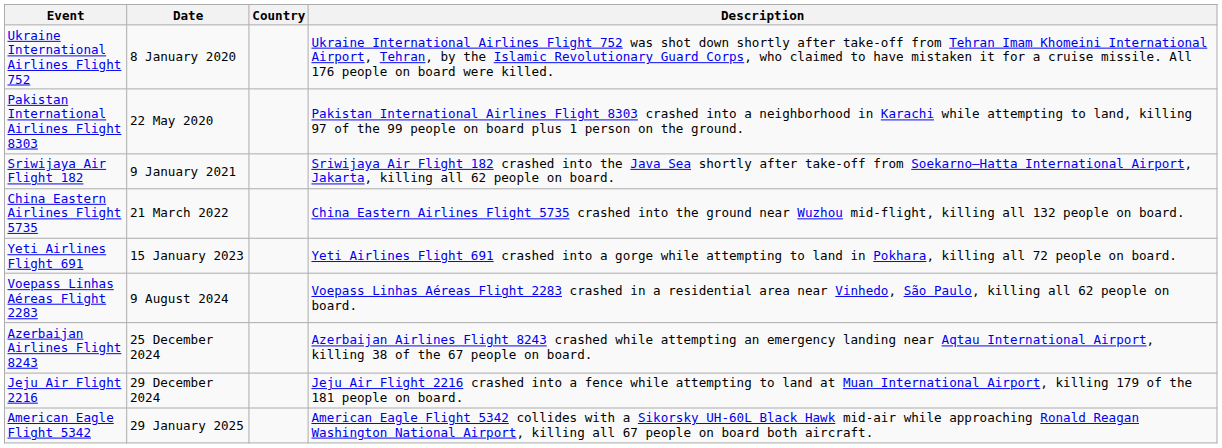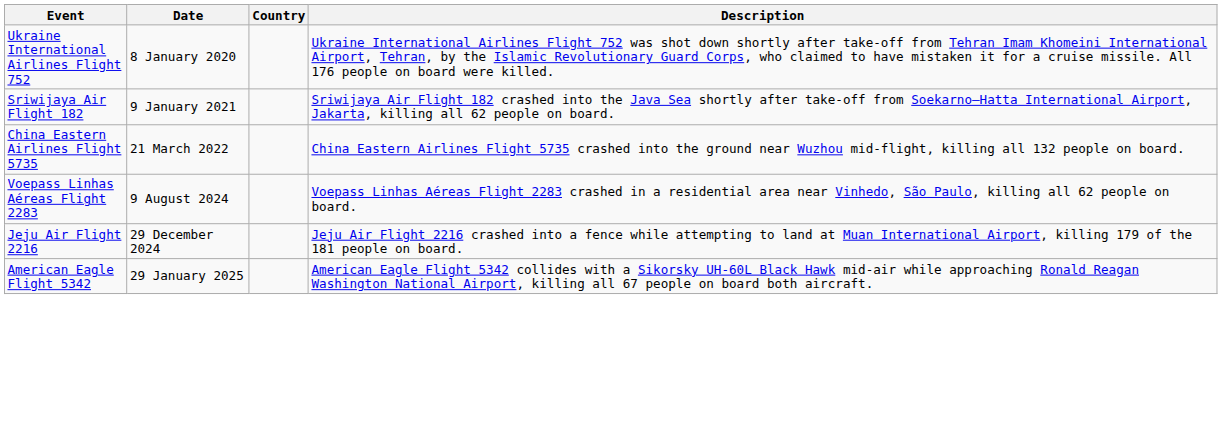- row: (64, 121)
- row: (57, 256)
- row: (64, 348)
